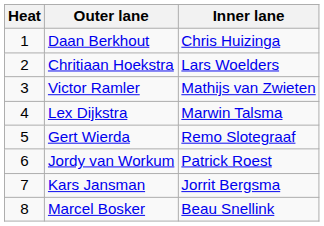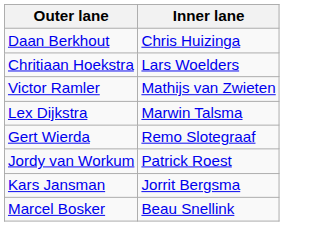- column: (24, 16)
